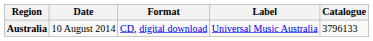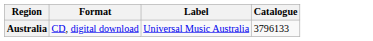- column: (84, 12)
